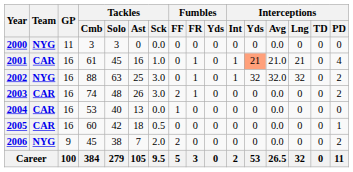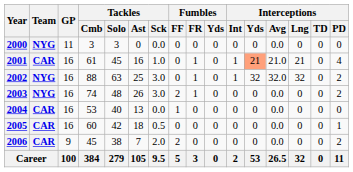(44, 93) CAR -> (44, 93) NYG
(44, 142) NYG -> (44, 142) CAR
